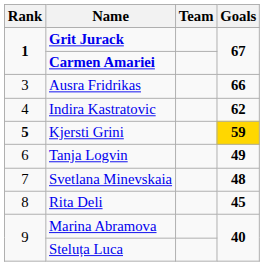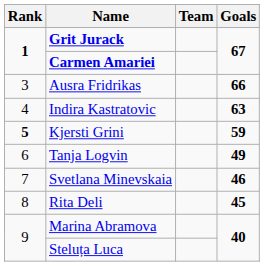(238, 109) 62 -> (238, 109) 63
(238, 132) gold background -> (238, 132) no background
(238, 179) 48 -> (238, 179) 46
